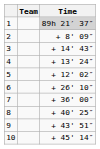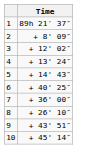- column: (29, 11)
(68, 23) lightgrey background -> (45, 23) no background
(72, 49) + 14' 43″ -> (50, 49) + 12' 02″
(72, 74) + 12' 02″ -> (50, 74) + 14' 43″
(72, 87) + 26' 10″ -> (50, 87) + 40' 25″
(72, 112) + 40' 25″ -> (50, 112) + 26' 10″
